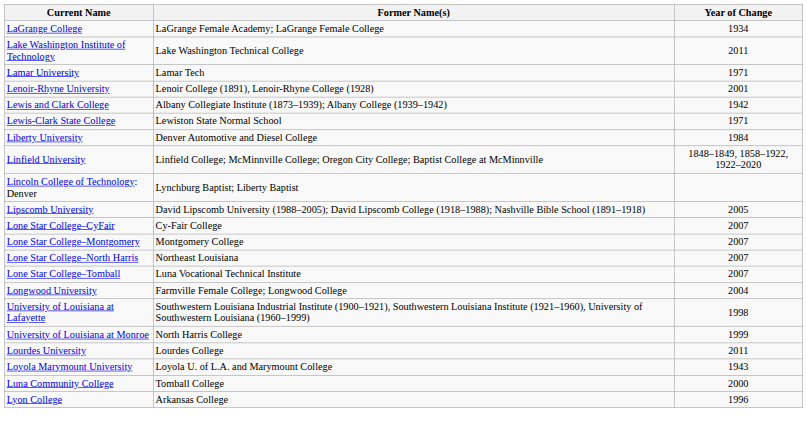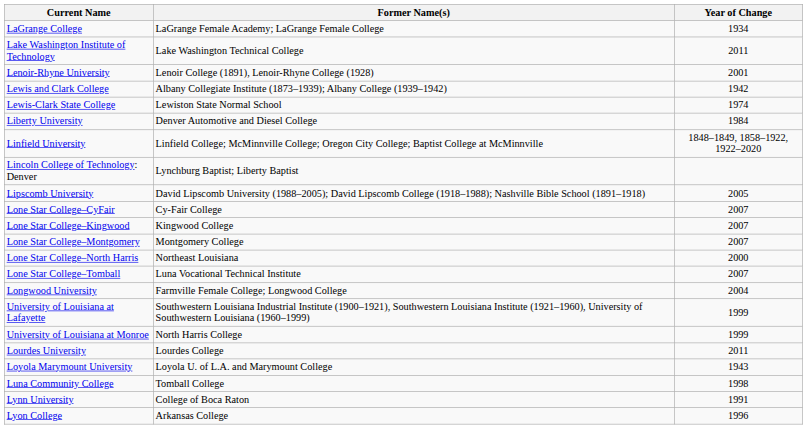- row: (43, 72)
(738, 121) 1971 -> (738, 105) 1974
+ row: (68, 225)
(738, 258) 2007 -> (738, 258) 2000
(738, 312) 1998 -> (738, 312) 1999
(738, 383) 2000 -> (738, 383) 1998
+ row: (40, 399)
